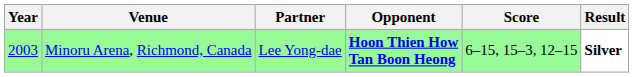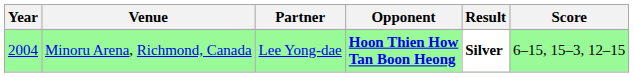columns swapped: (521, 17) <-> (605, 17)
(23, 50) 2003 -> (23, 50) 2004
